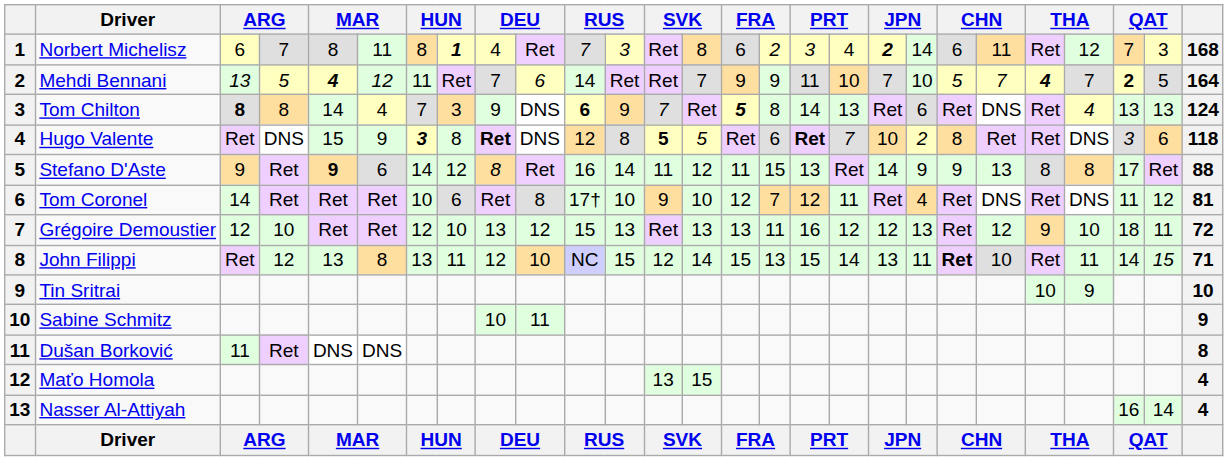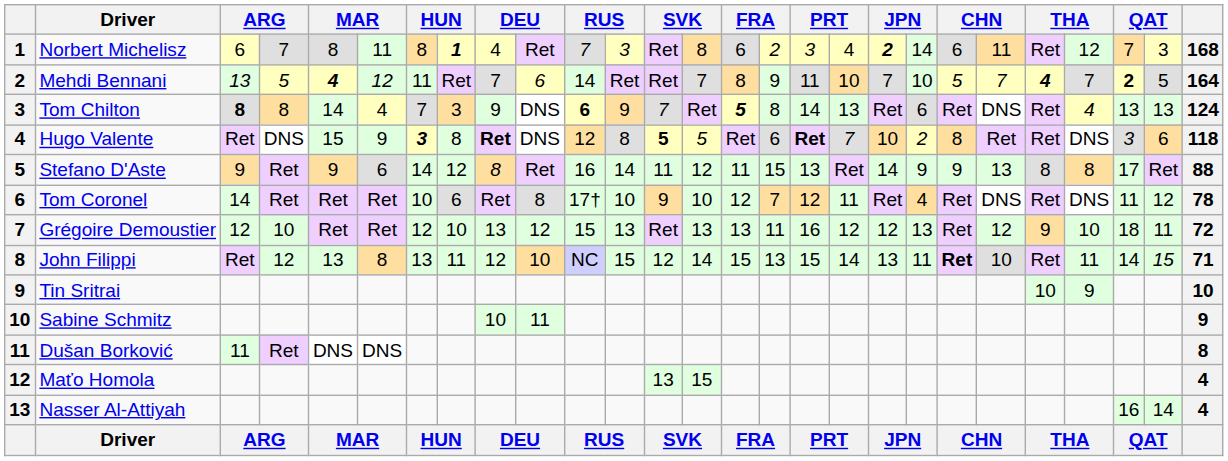(740, 79) 9 -> (740, 79) 8
(333, 169) bold -> (333, 169) normal
(1203, 199) 81 -> (1203, 199) 78
